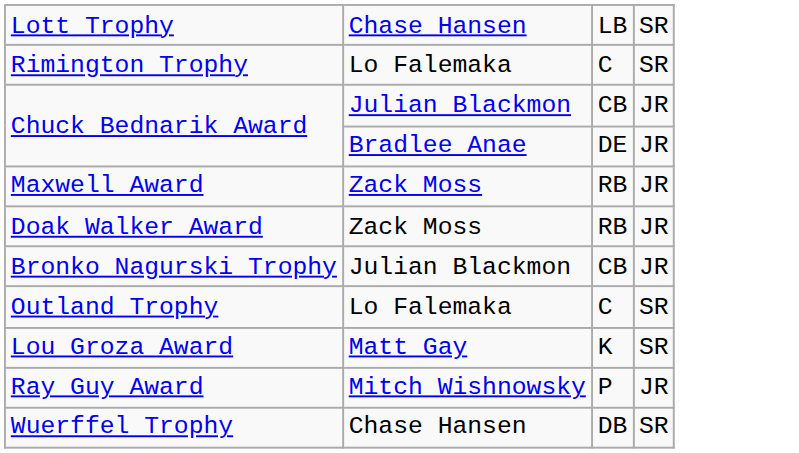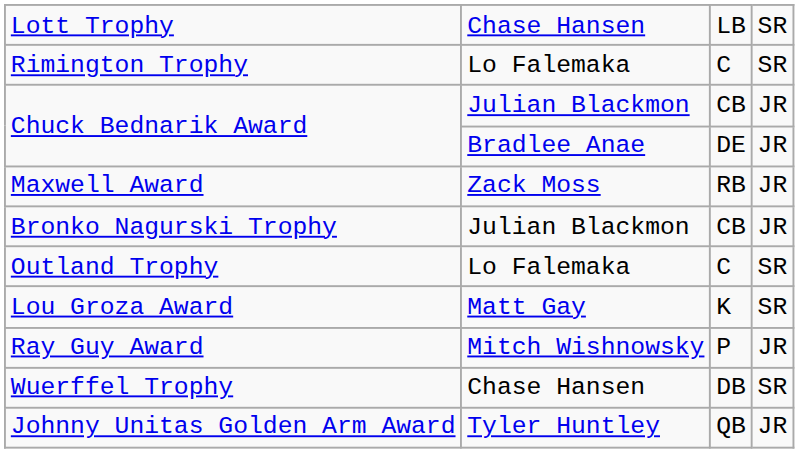- row: (137, 226)
+ row: (233, 428)
